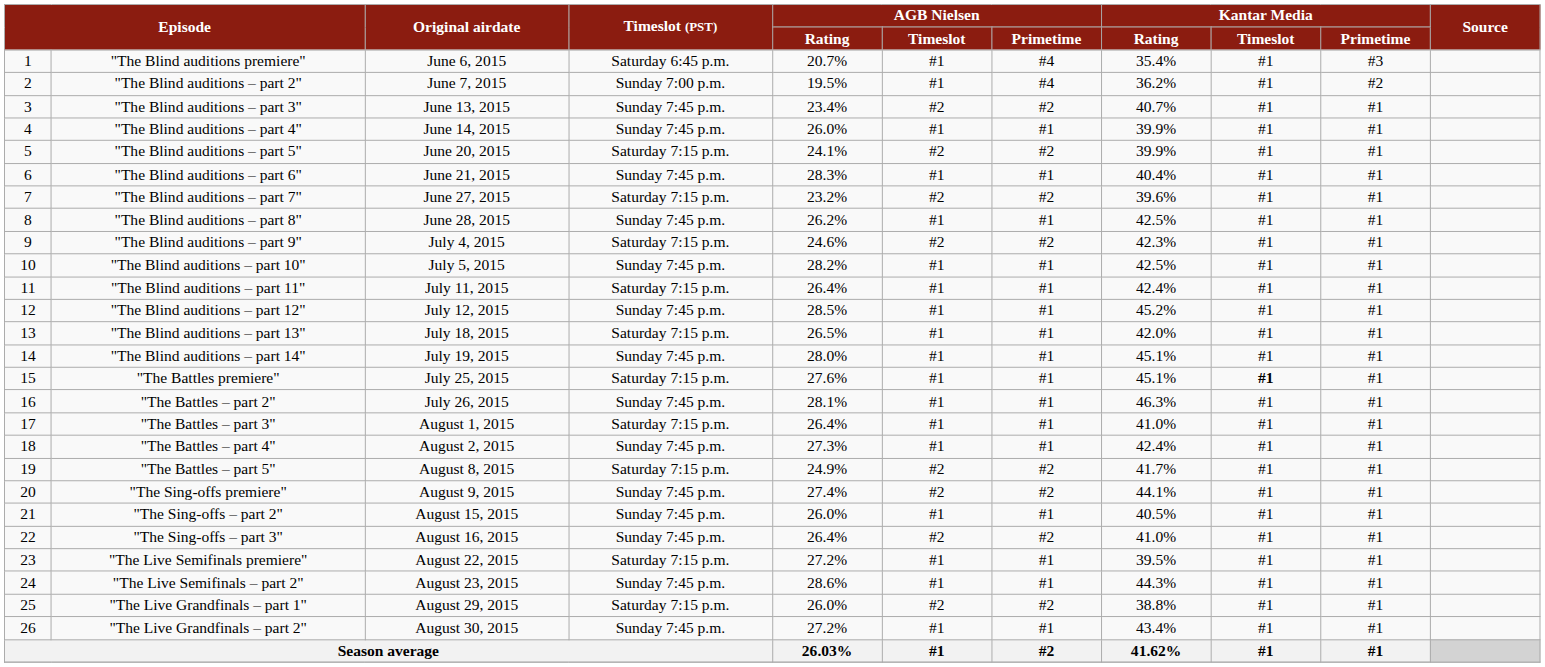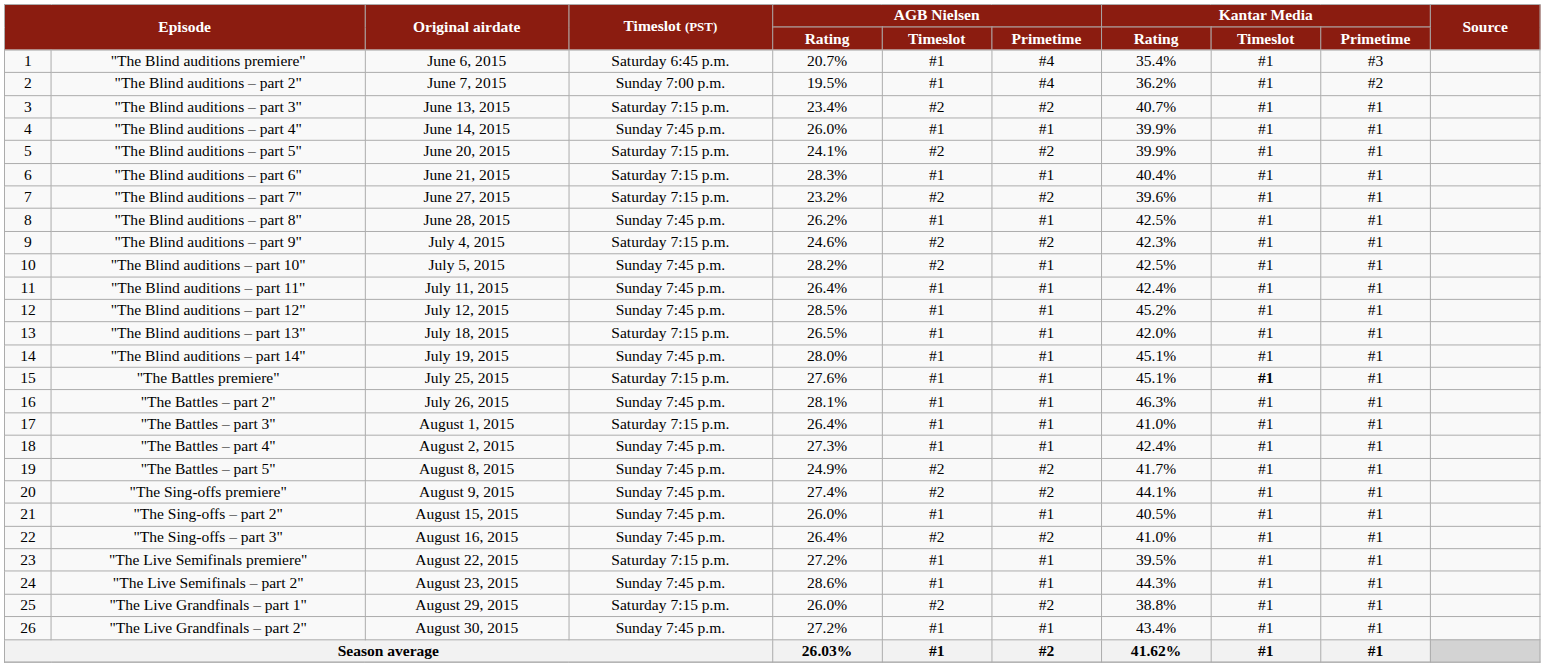(670, 106) Sunday 7:45 p.m. -> (670, 106) Saturday 7:15 p.m.
(670, 174) Sunday 7:45 p.m. -> (670, 174) Saturday 7:15 p.m.
(937, 265) #1 -> (937, 265) #2
(670, 287) Saturday 7:15 p.m. -> (670, 287) Sunday 7:45 p.m.
(670, 469) Saturday 7:15 p.m. -> (670, 469) Sunday 7:45 p.m.
